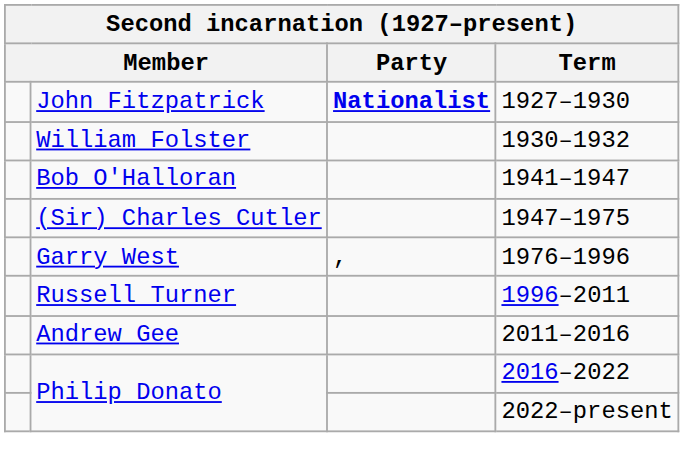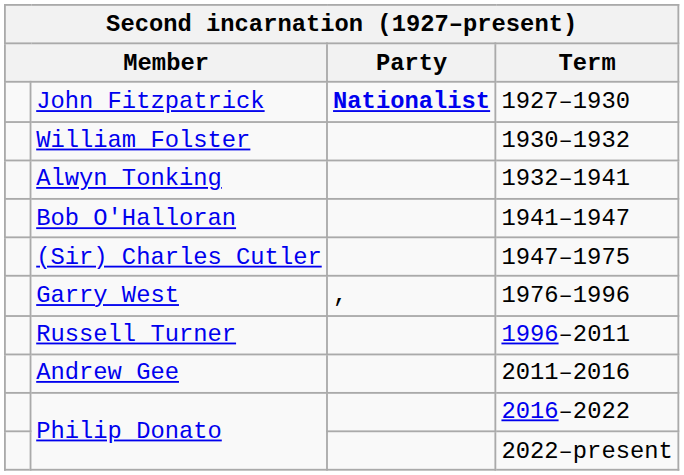+ row: (129, 179)
